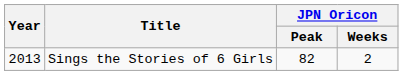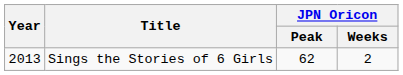(307, 59) 82 -> (307, 59) 62
